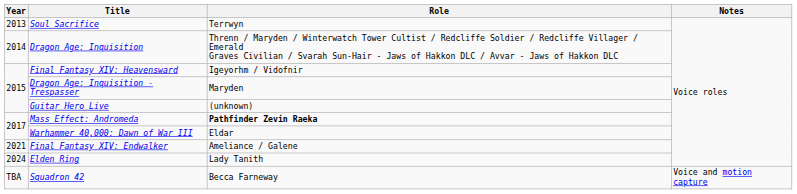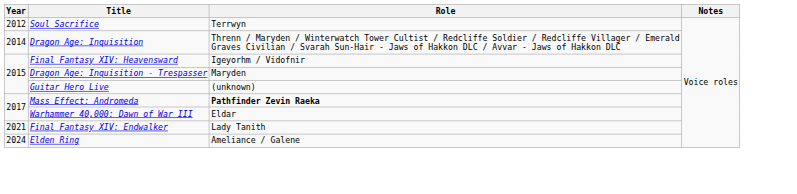(16, 24) 2013 -> (16, 24) 2012
(253, 146) Ameliance / Galene -> (238, 127) Lady Tanith
(236, 159) Lady Tanith -> (256, 141) Ameliance / Galene
- row: (57, 178)
